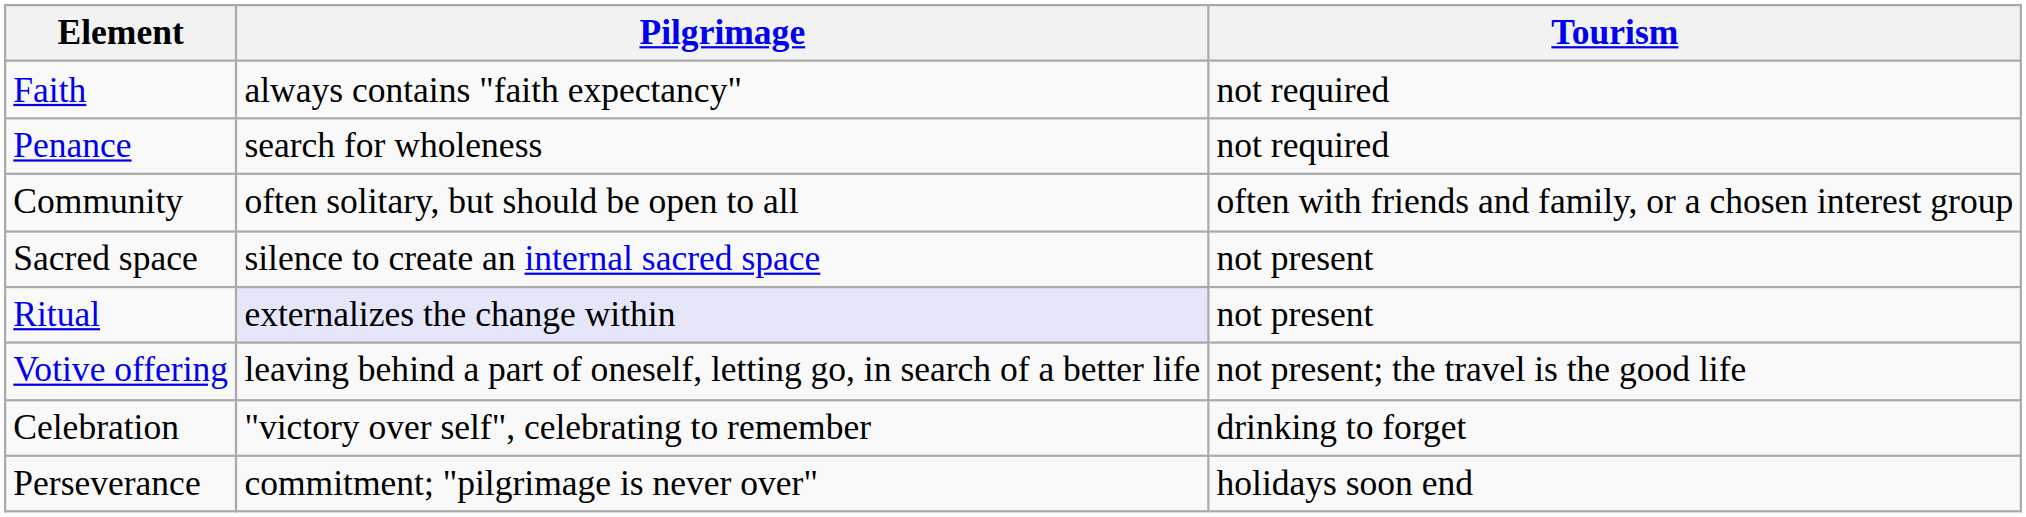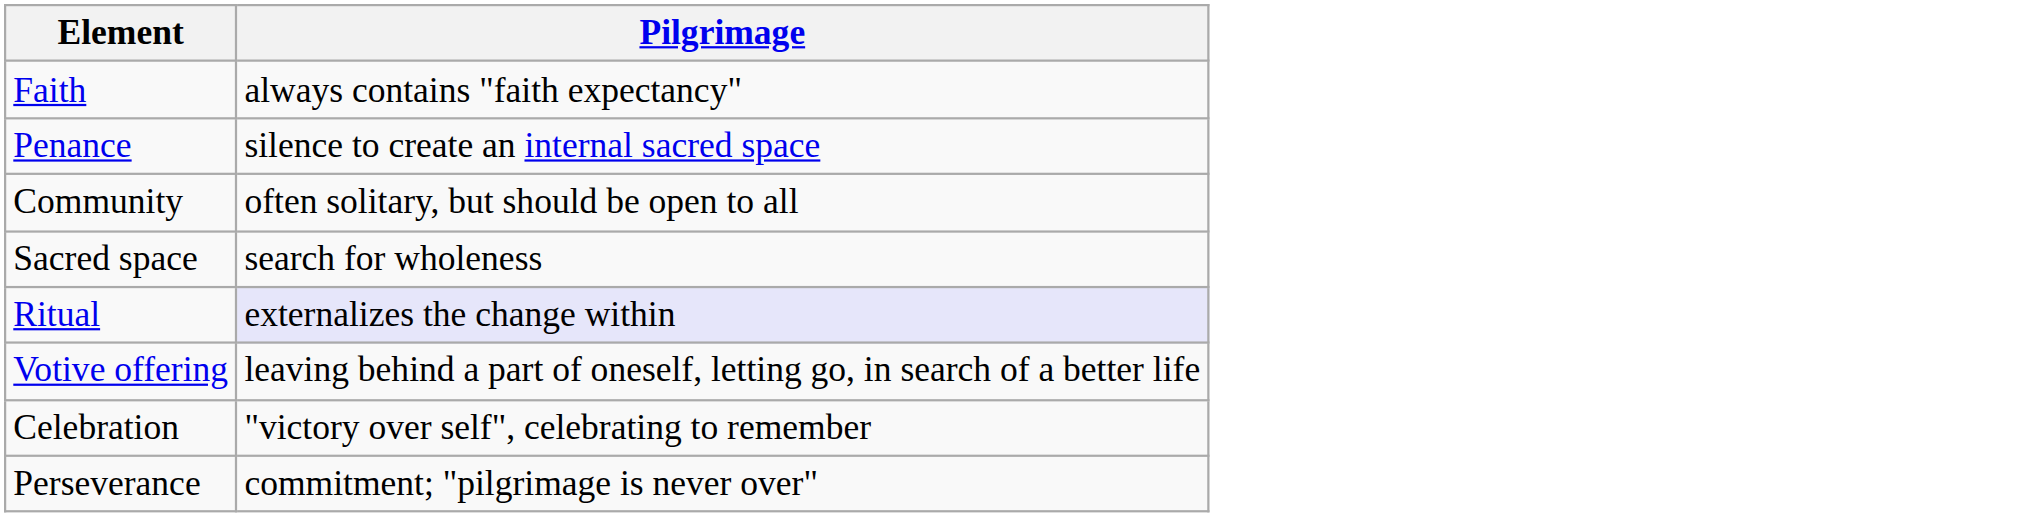- column: (1615, 32)
(393, 145) search for wholeness -> (532, 145) silence to create an internal sacred space
(532, 257) silence to create an internal sacred space -> (393, 257) search for wholeness
